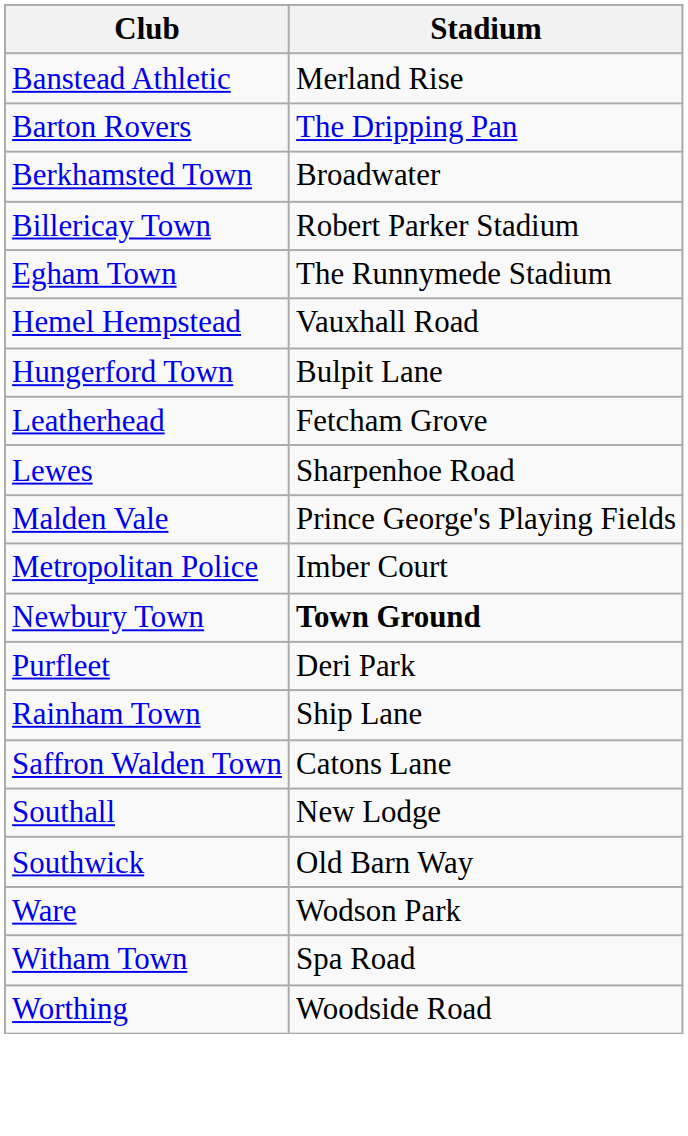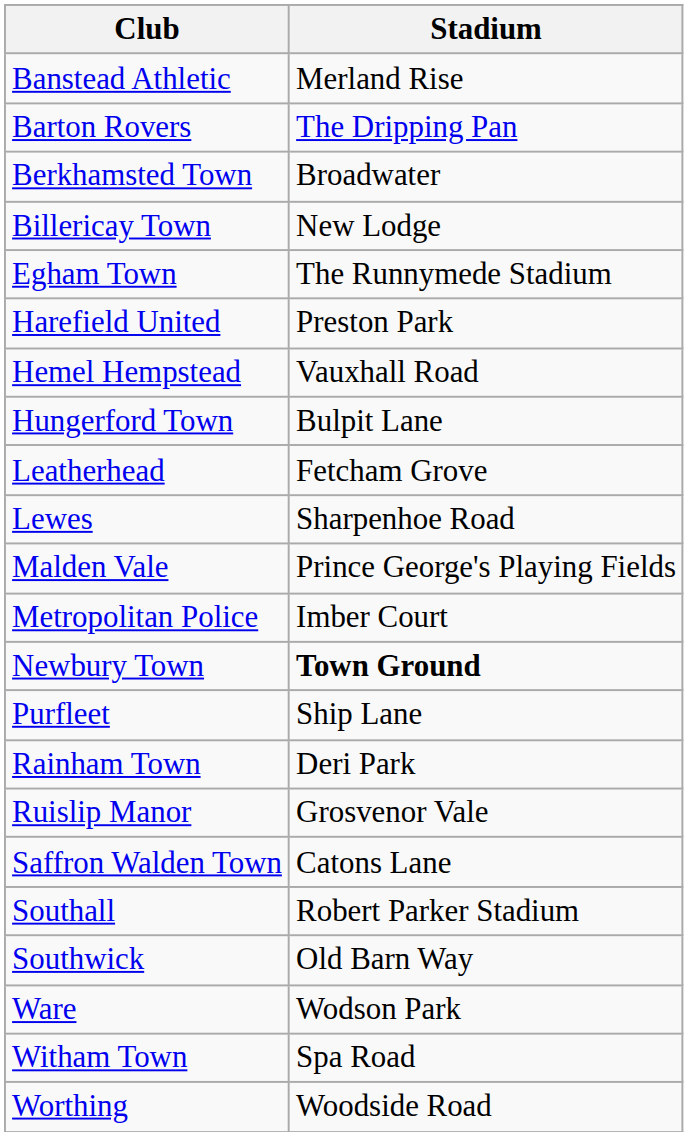(438, 224) Robert Parker Stadium -> (369, 224) New Lodge
+ row: (116, 322)
(356, 665) Deri Park -> (359, 714) Ship Lane
(359, 714) Ship Lane -> (356, 763) Deri Park
+ row: (102, 812)
(369, 812) New Lodge -> (438, 910) Robert Parker Stadium
